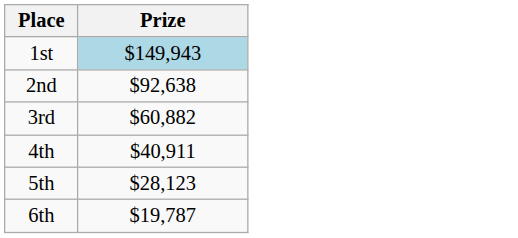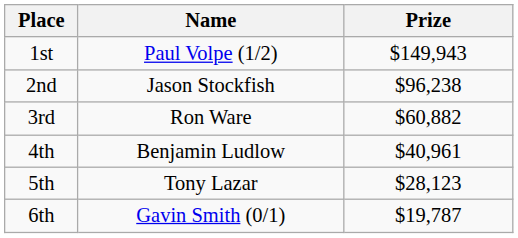+ column: (211, 20)
(163, 53) lightblue background -> (428, 53) no background
(163, 85) $92,638 -> (428, 85) $96,238
(163, 150) $40,911 -> (428, 150) $40,961
